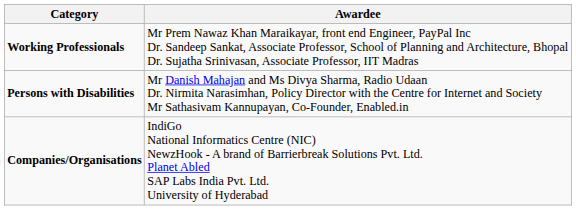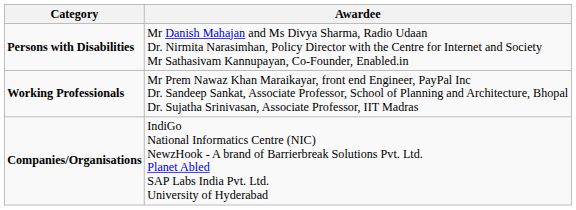rows swapped: (71, 93) <-> (66, 47)
